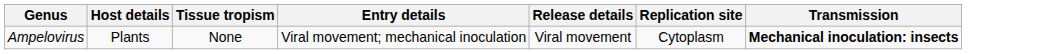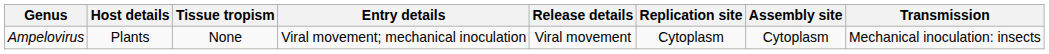+ column: (796, 15)
(854, 37) bold -> (945, 37) normal
